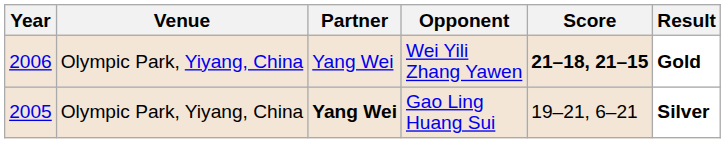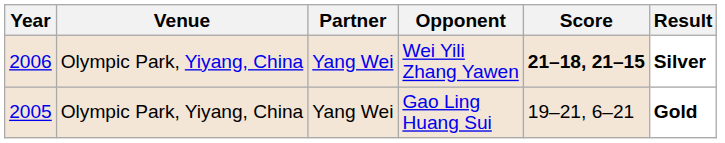(679, 61) Gold -> (680, 61) Silver
(355, 113) bold -> (353, 113) normal
(683, 113) Silver -> (676, 113) Gold
